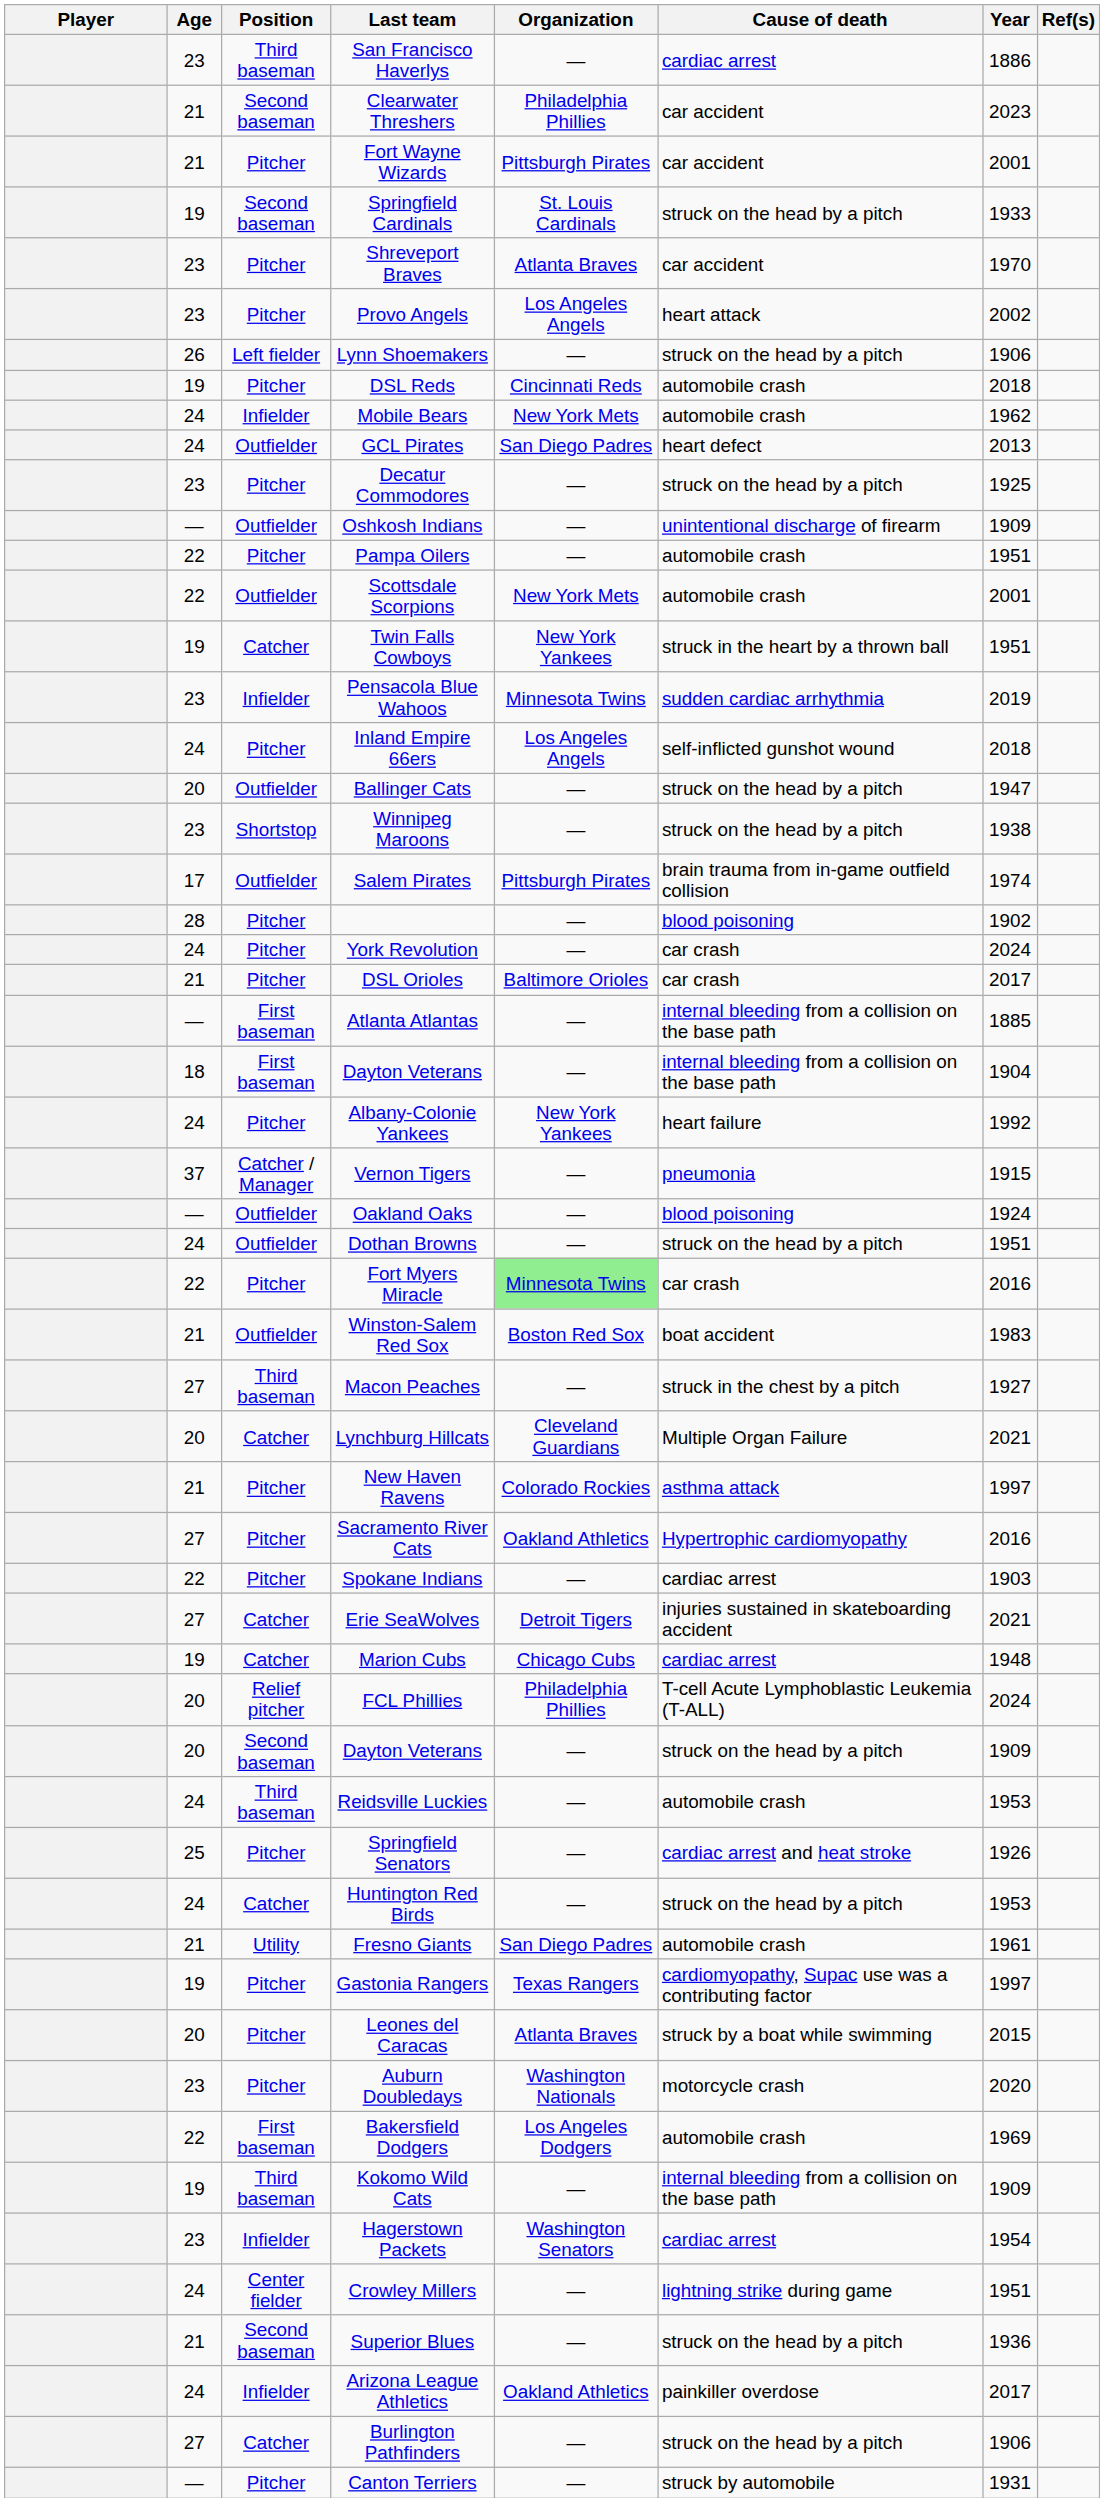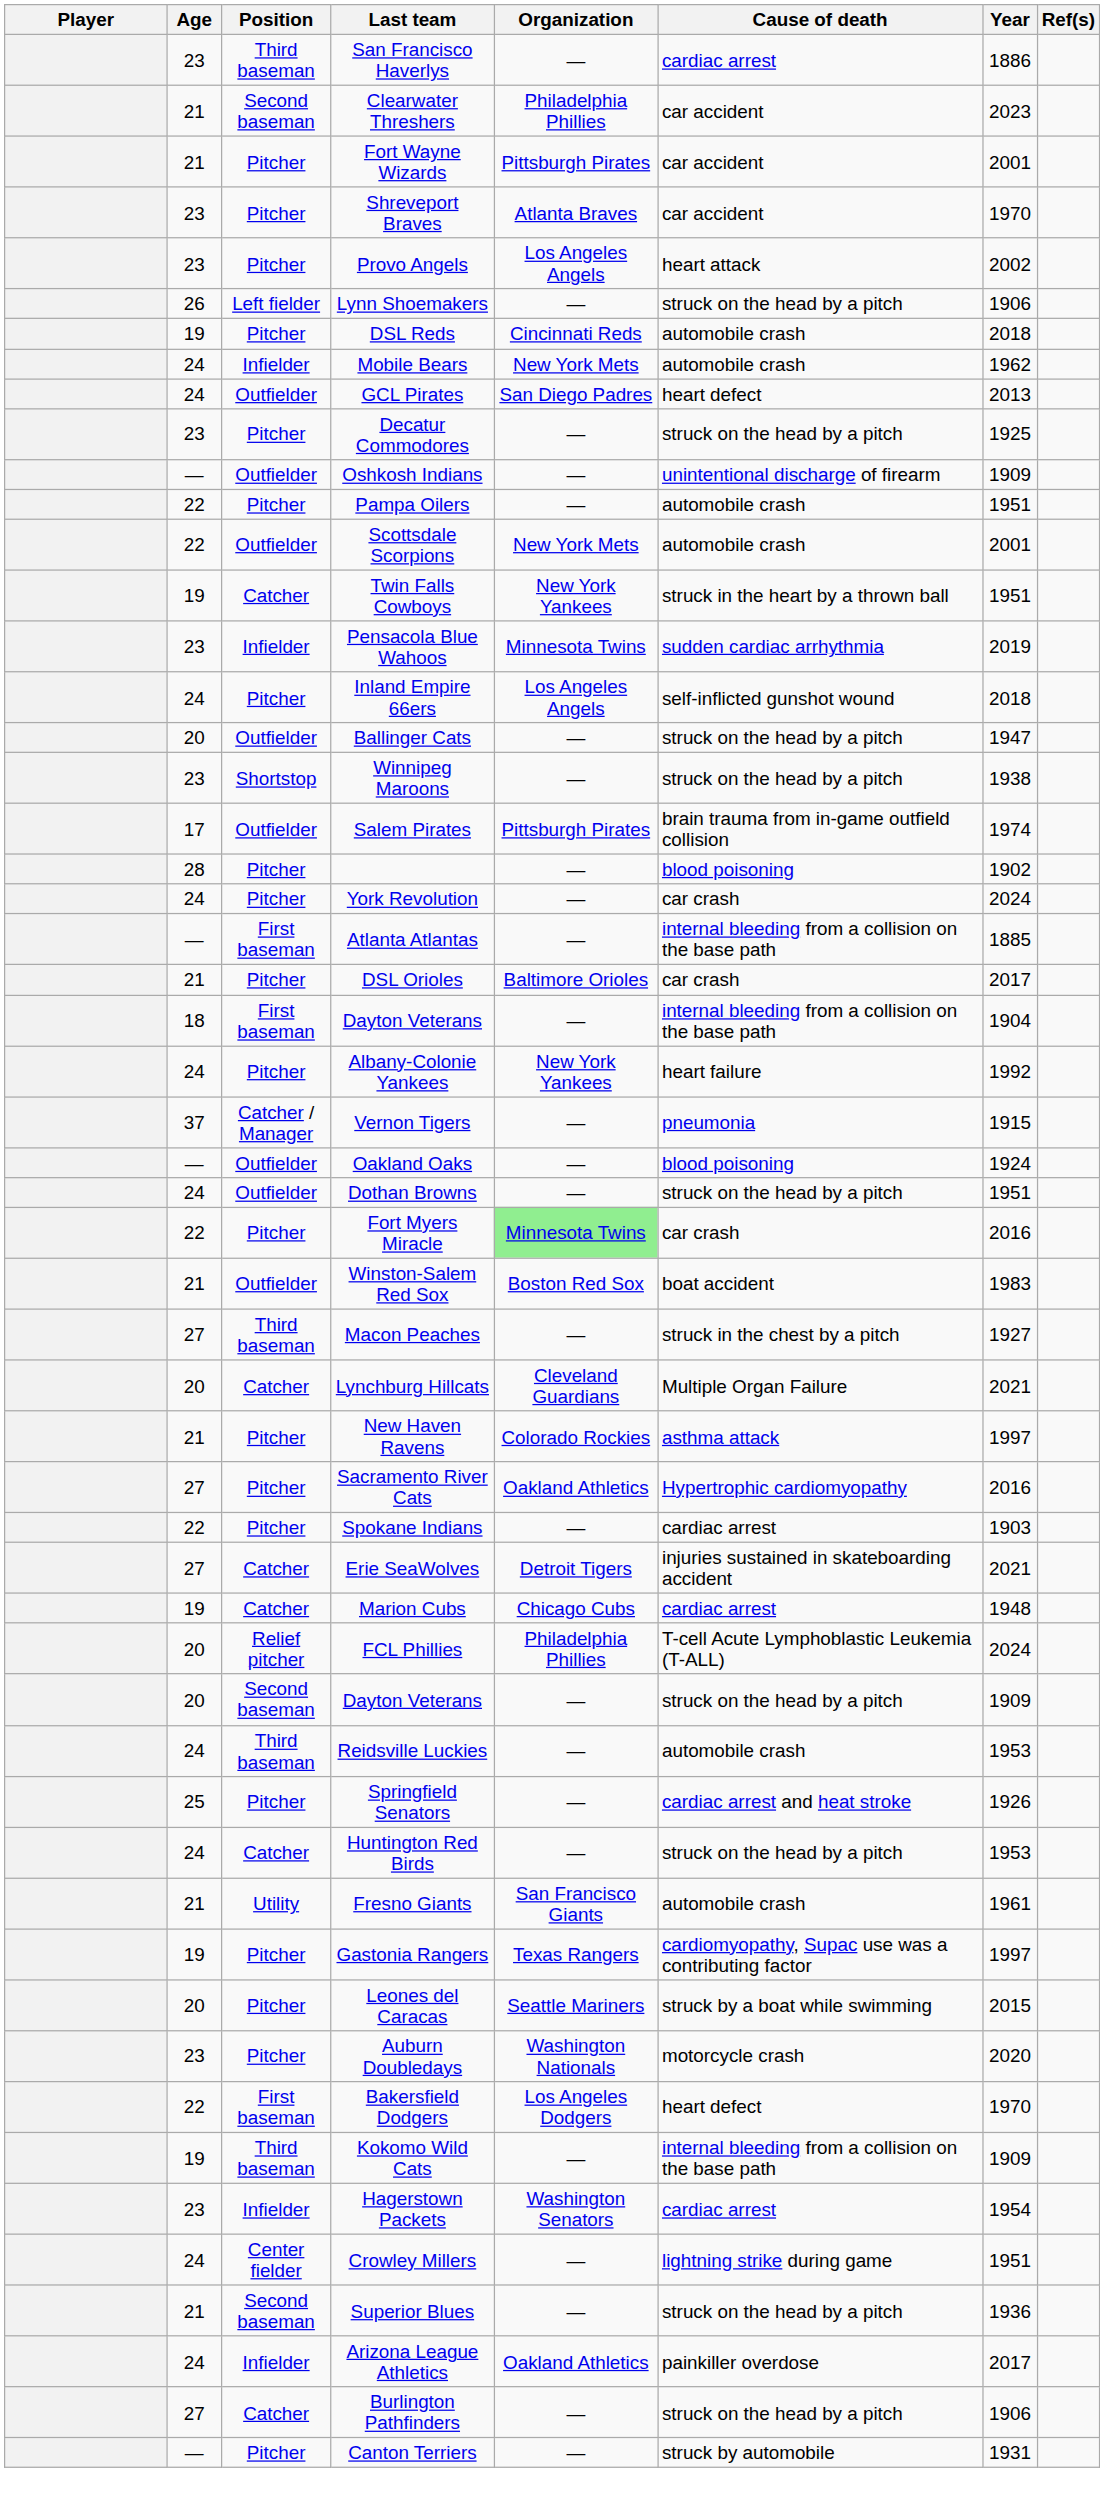- row: (194, 213)
rows swapped: (194, 980) <-> (194, 1020)
(576, 1944) San Diego Padres -> (576, 1904) San Francisco Giants
(576, 2035) Atlanta Braves -> (576, 2005) Seattle Mariners
(734, 2137) automobile crash -> (712, 2107) heart defect
(1010, 2137) 1969 -> (1010, 2107) 1970
